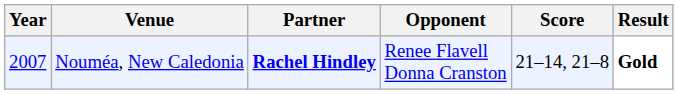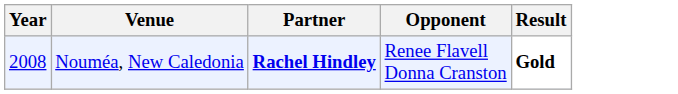- column: (562, 20)
(28, 62) 2007 -> (28, 62) 2008
